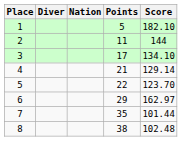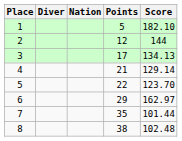(122, 41) 11 -> (122, 41) 12
(159, 56) 134.10 -> (159, 56) 134.13
